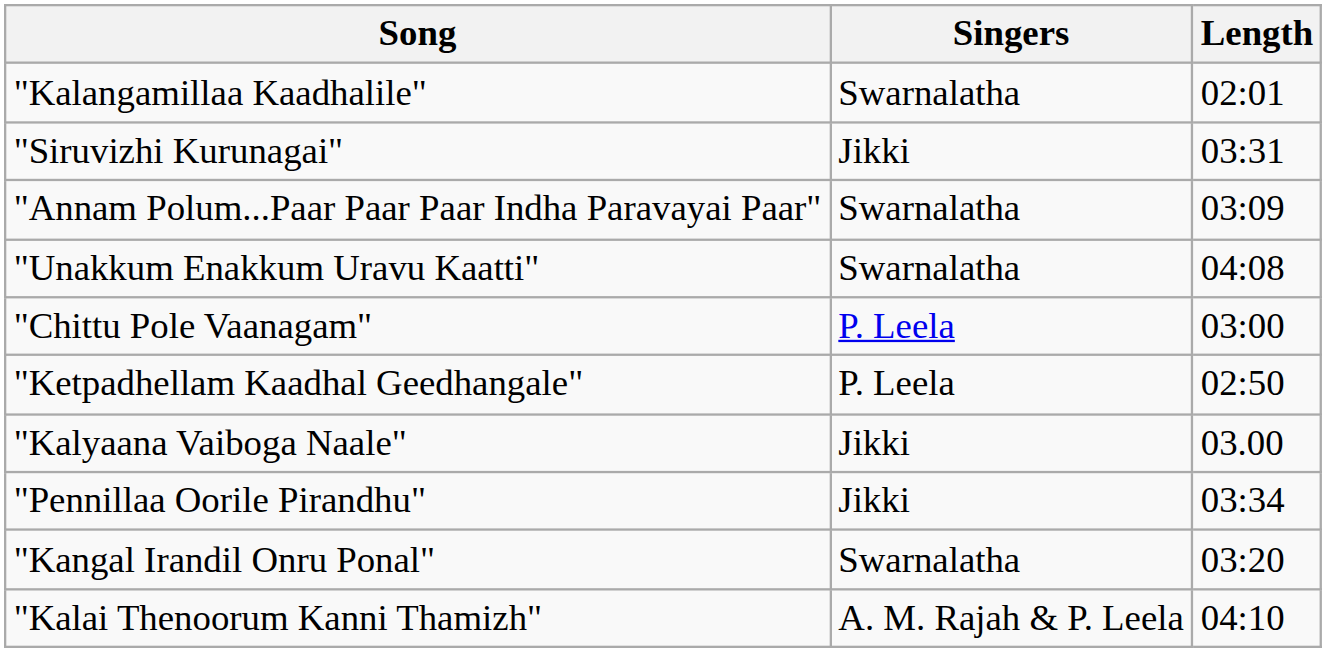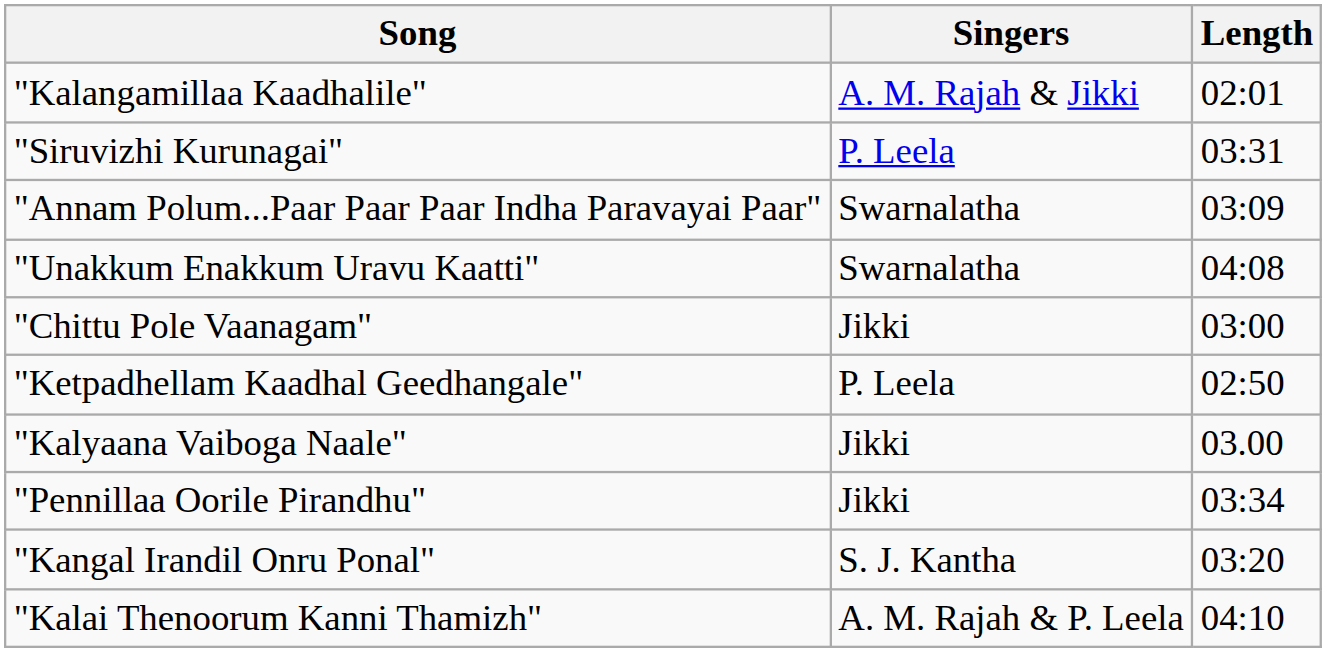(929, 92) Swarnalatha -> (989, 92) A. M. Rajah & Jikki
(874, 150) Jikki -> (897, 150) P. Leela
(897, 325) P. Leela -> (874, 325) Jikki
(929, 558) Swarnalatha -> (927, 558) S. J. Kantha
